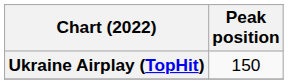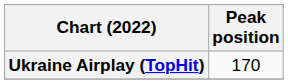(246, 65) 150 -> (246, 65) 170
